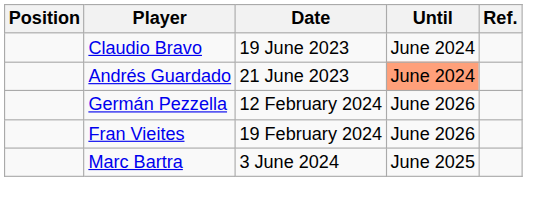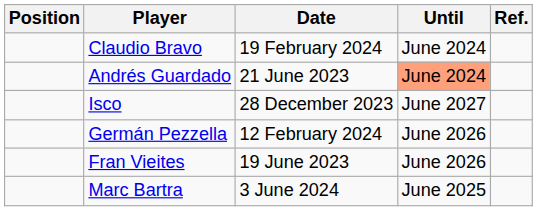(294, 47) 19 June 2023 -> (311, 47) 19 February 2024
+ row: (105, 104)
(311, 133) 19 February 2024 -> (294, 162) 19 June 2023
